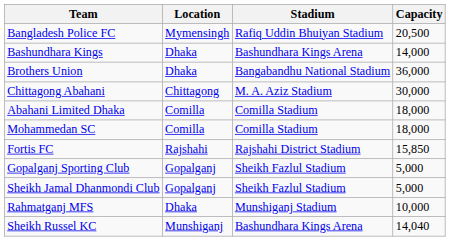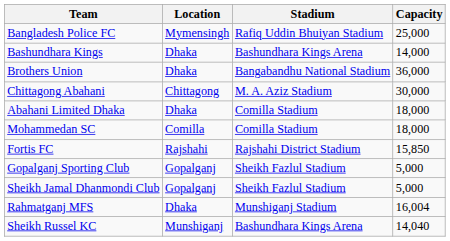(413, 33) 20,500 -> (413, 33) 25,000
(185, 110) Comilla -> (181, 110) Dhaka
(413, 206) 10,000 -> (413, 206) 16,004
